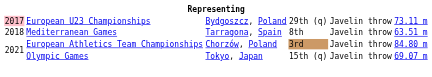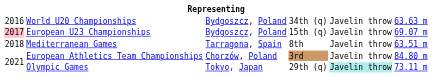+ row: (81, 21)
(308, 21) 29th (q) -> (308, 33) 15th (q)
(411, 21) 73.11 m -> (411, 33) 69.07 m
(308, 56) 15th (q) -> (308, 67) 29th (q)
(361, 56) no background -> (361, 67) paleturquoise background
(411, 56) 69.07 m -> (411, 67) 73.11 m
